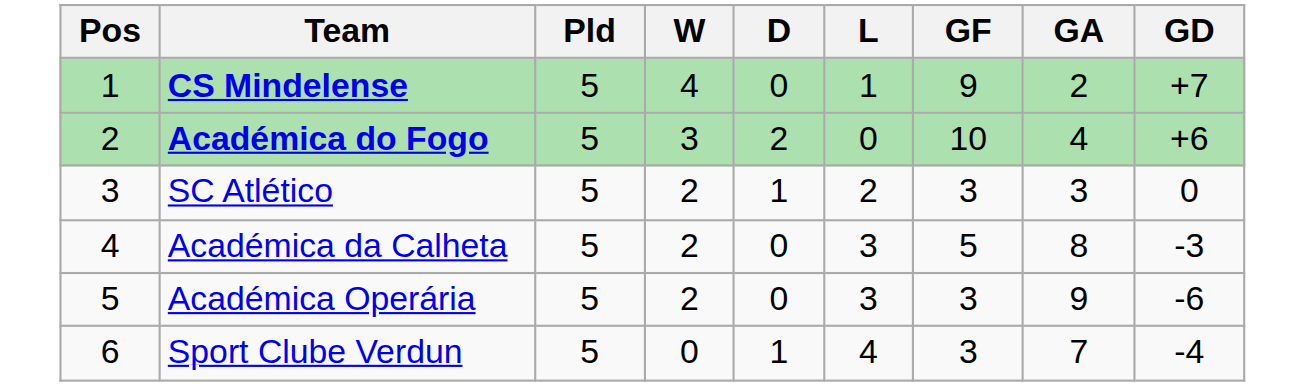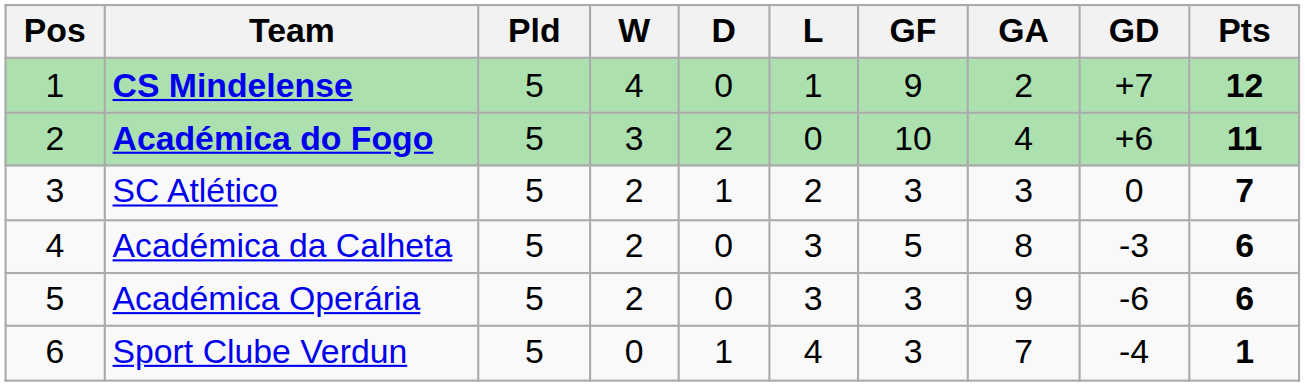+ column: (1245, 31)
